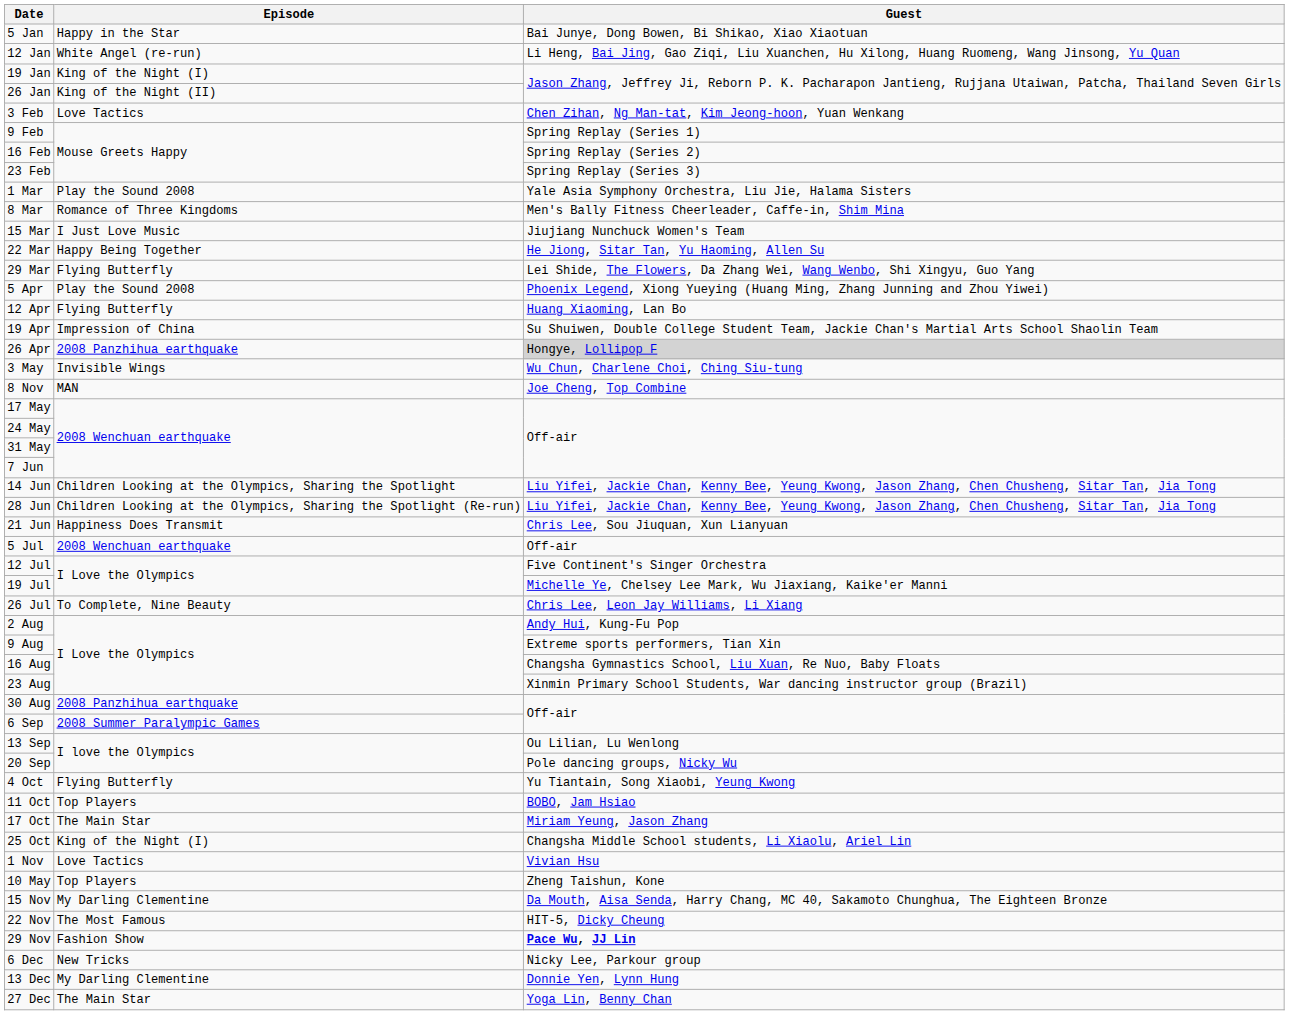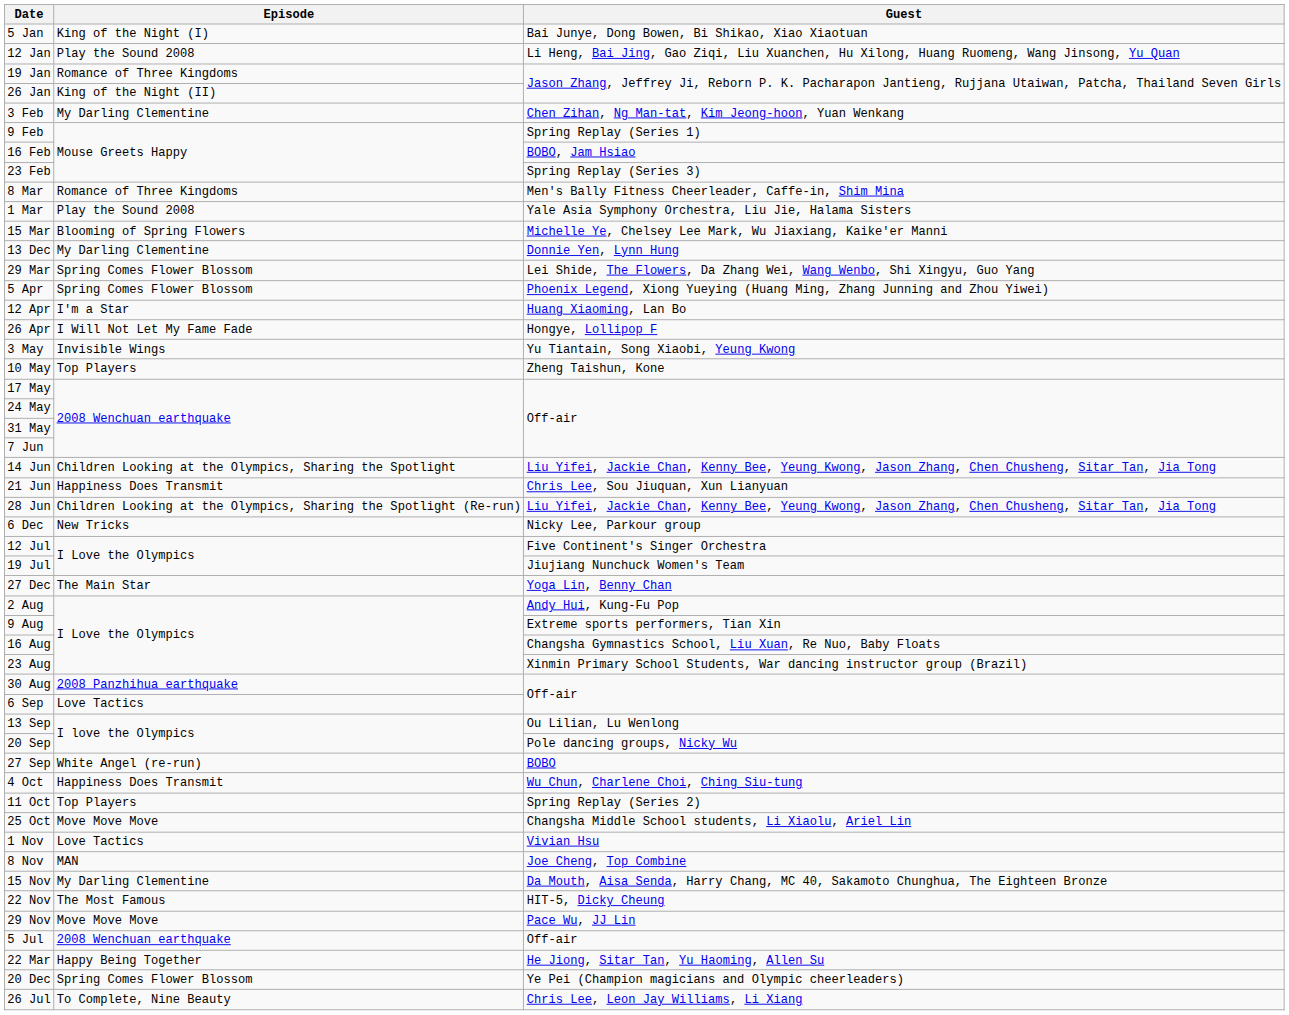(118, 34) Happy in the Star -> (133, 34) King of the Night (I)
(129, 54) White Angel (re-run) -> (126, 54) Play the Sound 2008
(133, 73) King of the Night (I) -> (147, 73) Romance of Three Kingdoms
(100, 113) Love Tactics -> (133, 113) My Darling Clementine
(614, 152) Spring Replay (Series 2) -> (581, 152) BOBO, Jam Hsiao
rows swapped: (25, 192) <-> (25, 211)
(118, 231) I Just Love Music -> (151, 231) Blooming of Spring Flowers
(636, 231) Jiujiang Nunchuck Women's Team -> (737, 231) Michelle Ye, Chelsey Lee Mark, Wu Jiaxiang, Kaike'er Manni
rows swapped: (29, 251) <-> (29, 980)
(115, 270) Flying Butterfly -> (155, 270) Spring Comes Flower Blossom
(126, 290) Play the Sound 2008 -> (155, 290) Spring Comes Flower Blossom
(115, 310) Flying Butterfly -> (93, 310) I'm a Star
- row: (29, 330)
(147, 349) 2008 Panzhihua earthquake -> (155, 330) I Will Not Let My Fame Fade
(592, 349) lightgrey background -> (592, 330) no background
(665, 369) Wu Chun, Charlene Choi, Ching Siu-tung -> (661, 349) Yu Tiantain, Song Xiaobi, Yeung Kwong
rows swapped: (29, 881) <-> (25, 389)
rows swapped: (29, 527) <-> (29, 507)
rows swapped: (25, 546) <-> (25, 960)
(737, 586) Michelle Ye, Chelsey Lee Mark, Wu Jiaxiang, Kaike'er Manni -> (636, 566) Jiujiang Nunchuck Women's Team
rows swapped: (29, 605) <-> (29, 1000)
(158, 724) 2008 Summer Paralympic Games -> (100, 704) Love Tactics
+ row: (29, 763)
(115, 783) Flying Butterfly -> (140, 783) Happiness Does Transmit
(661, 783) Yu Tiantain, Song Xiaobi, Yeung Kwong -> (665, 783) Wu Chun, Charlene Choi, Ching Siu-tung
(581, 802) BOBO, Jam Hsiao -> (614, 802) Spring Replay (Series 2)
- row: (29, 822)
(133, 842) King of the Night (I) -> (107, 822) Move Move Move
(100, 940) Fashion Show -> (107, 921) Move Move Move
(581, 940) bold -> (581, 921) normal
+ row: (29, 980)
